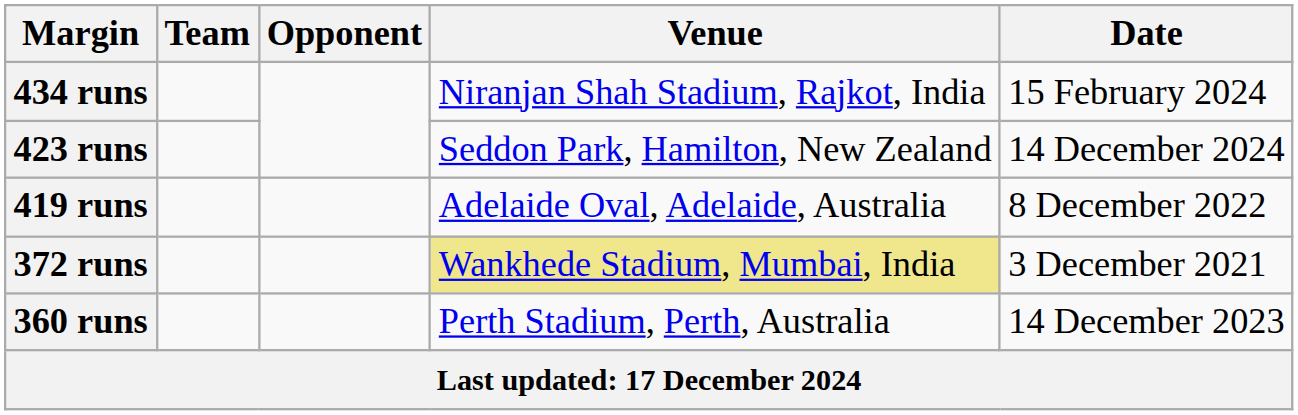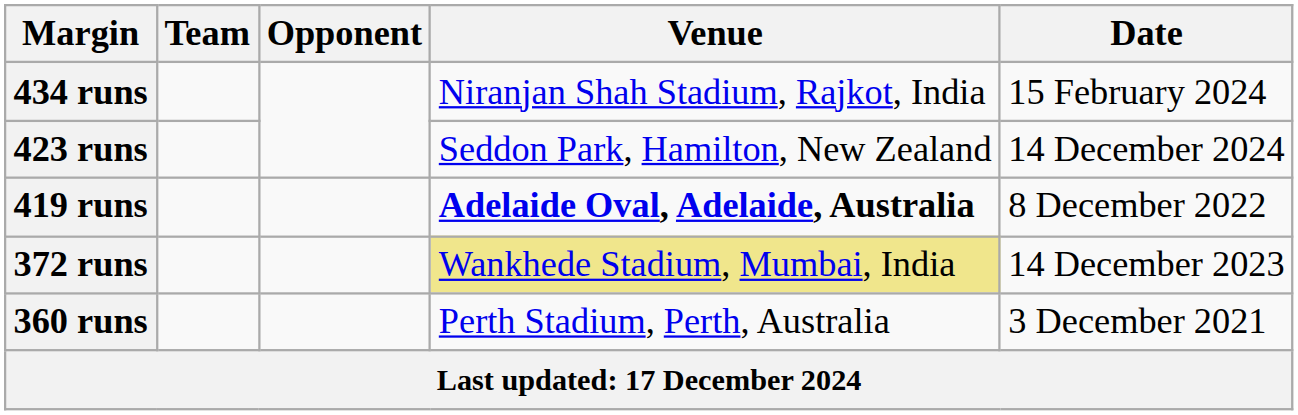(692, 206) normal -> (707, 206) bold
(1137, 263) 3 December 2021 -> (1146, 263) 14 December 2023
(1146, 321) 14 December 2023 -> (1137, 321) 3 December 2021
